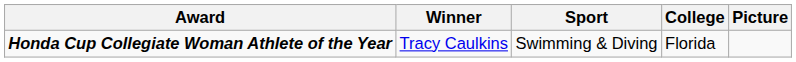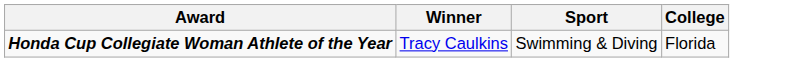- column: (760, 17)
